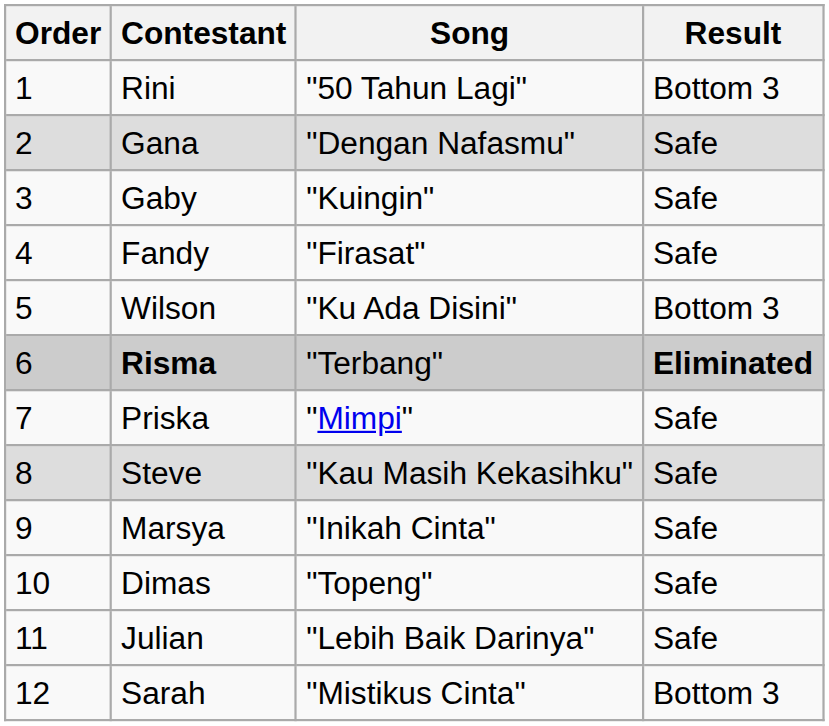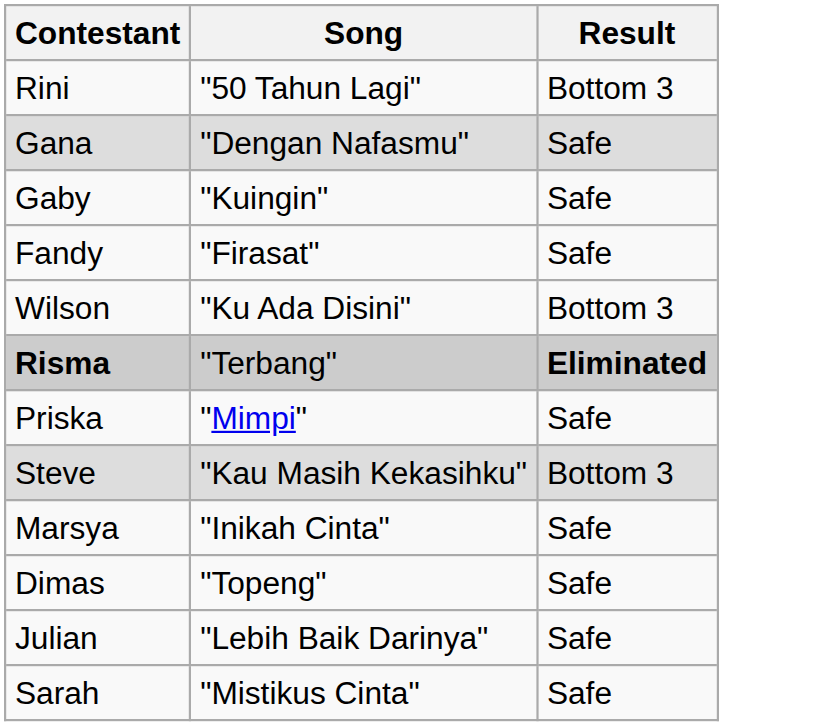- column: (58, 33)
(686, 473) Safe -> (610, 473) Bottom 3
(716, 693) Bottom 3 -> (579, 693) Safe
